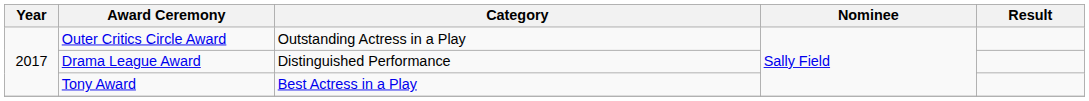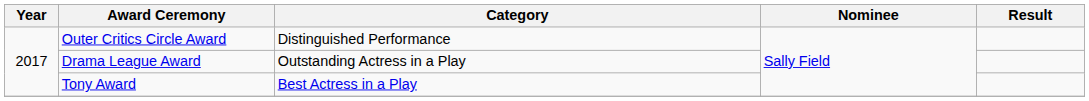(372, 38) Outstanding Actress in a Play -> (364, 38) Distinguished Performance
(364, 61) Distinguished Performance -> (372, 61) Outstanding Actress in a Play
